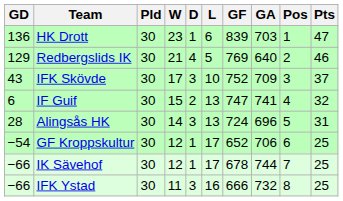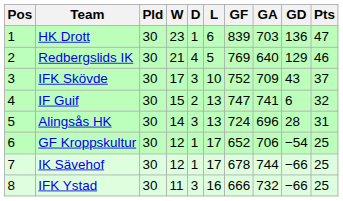columns swapped: (295, 15) <-> (19, 15)
